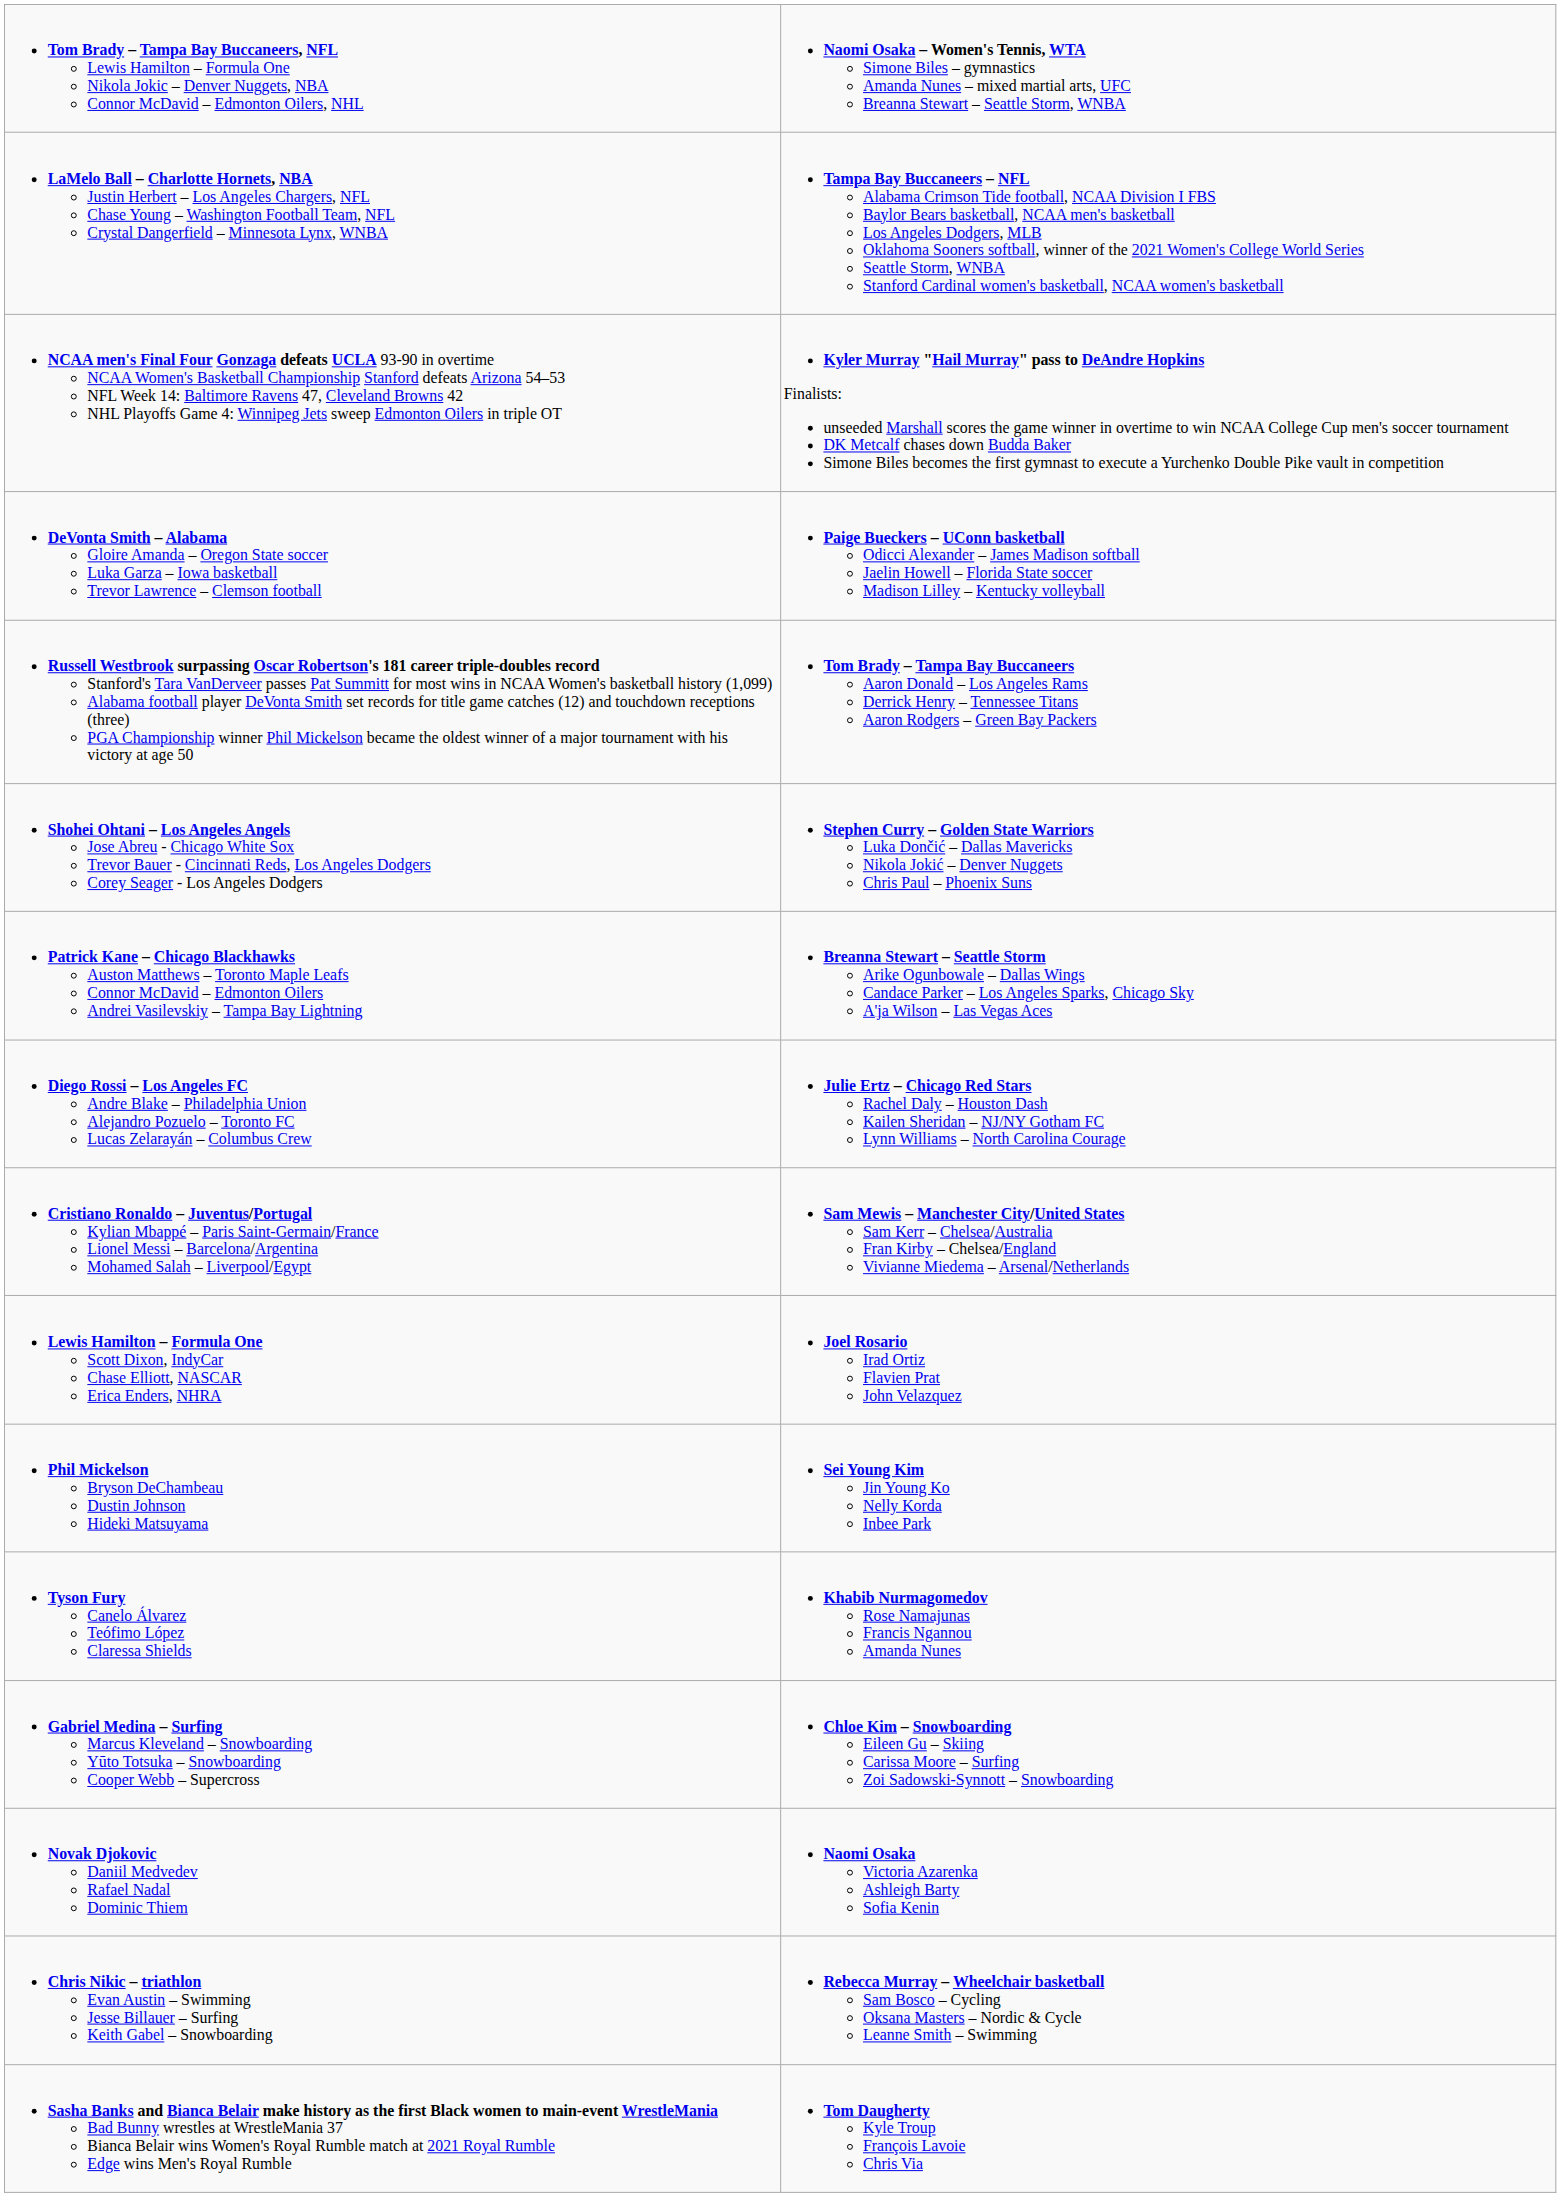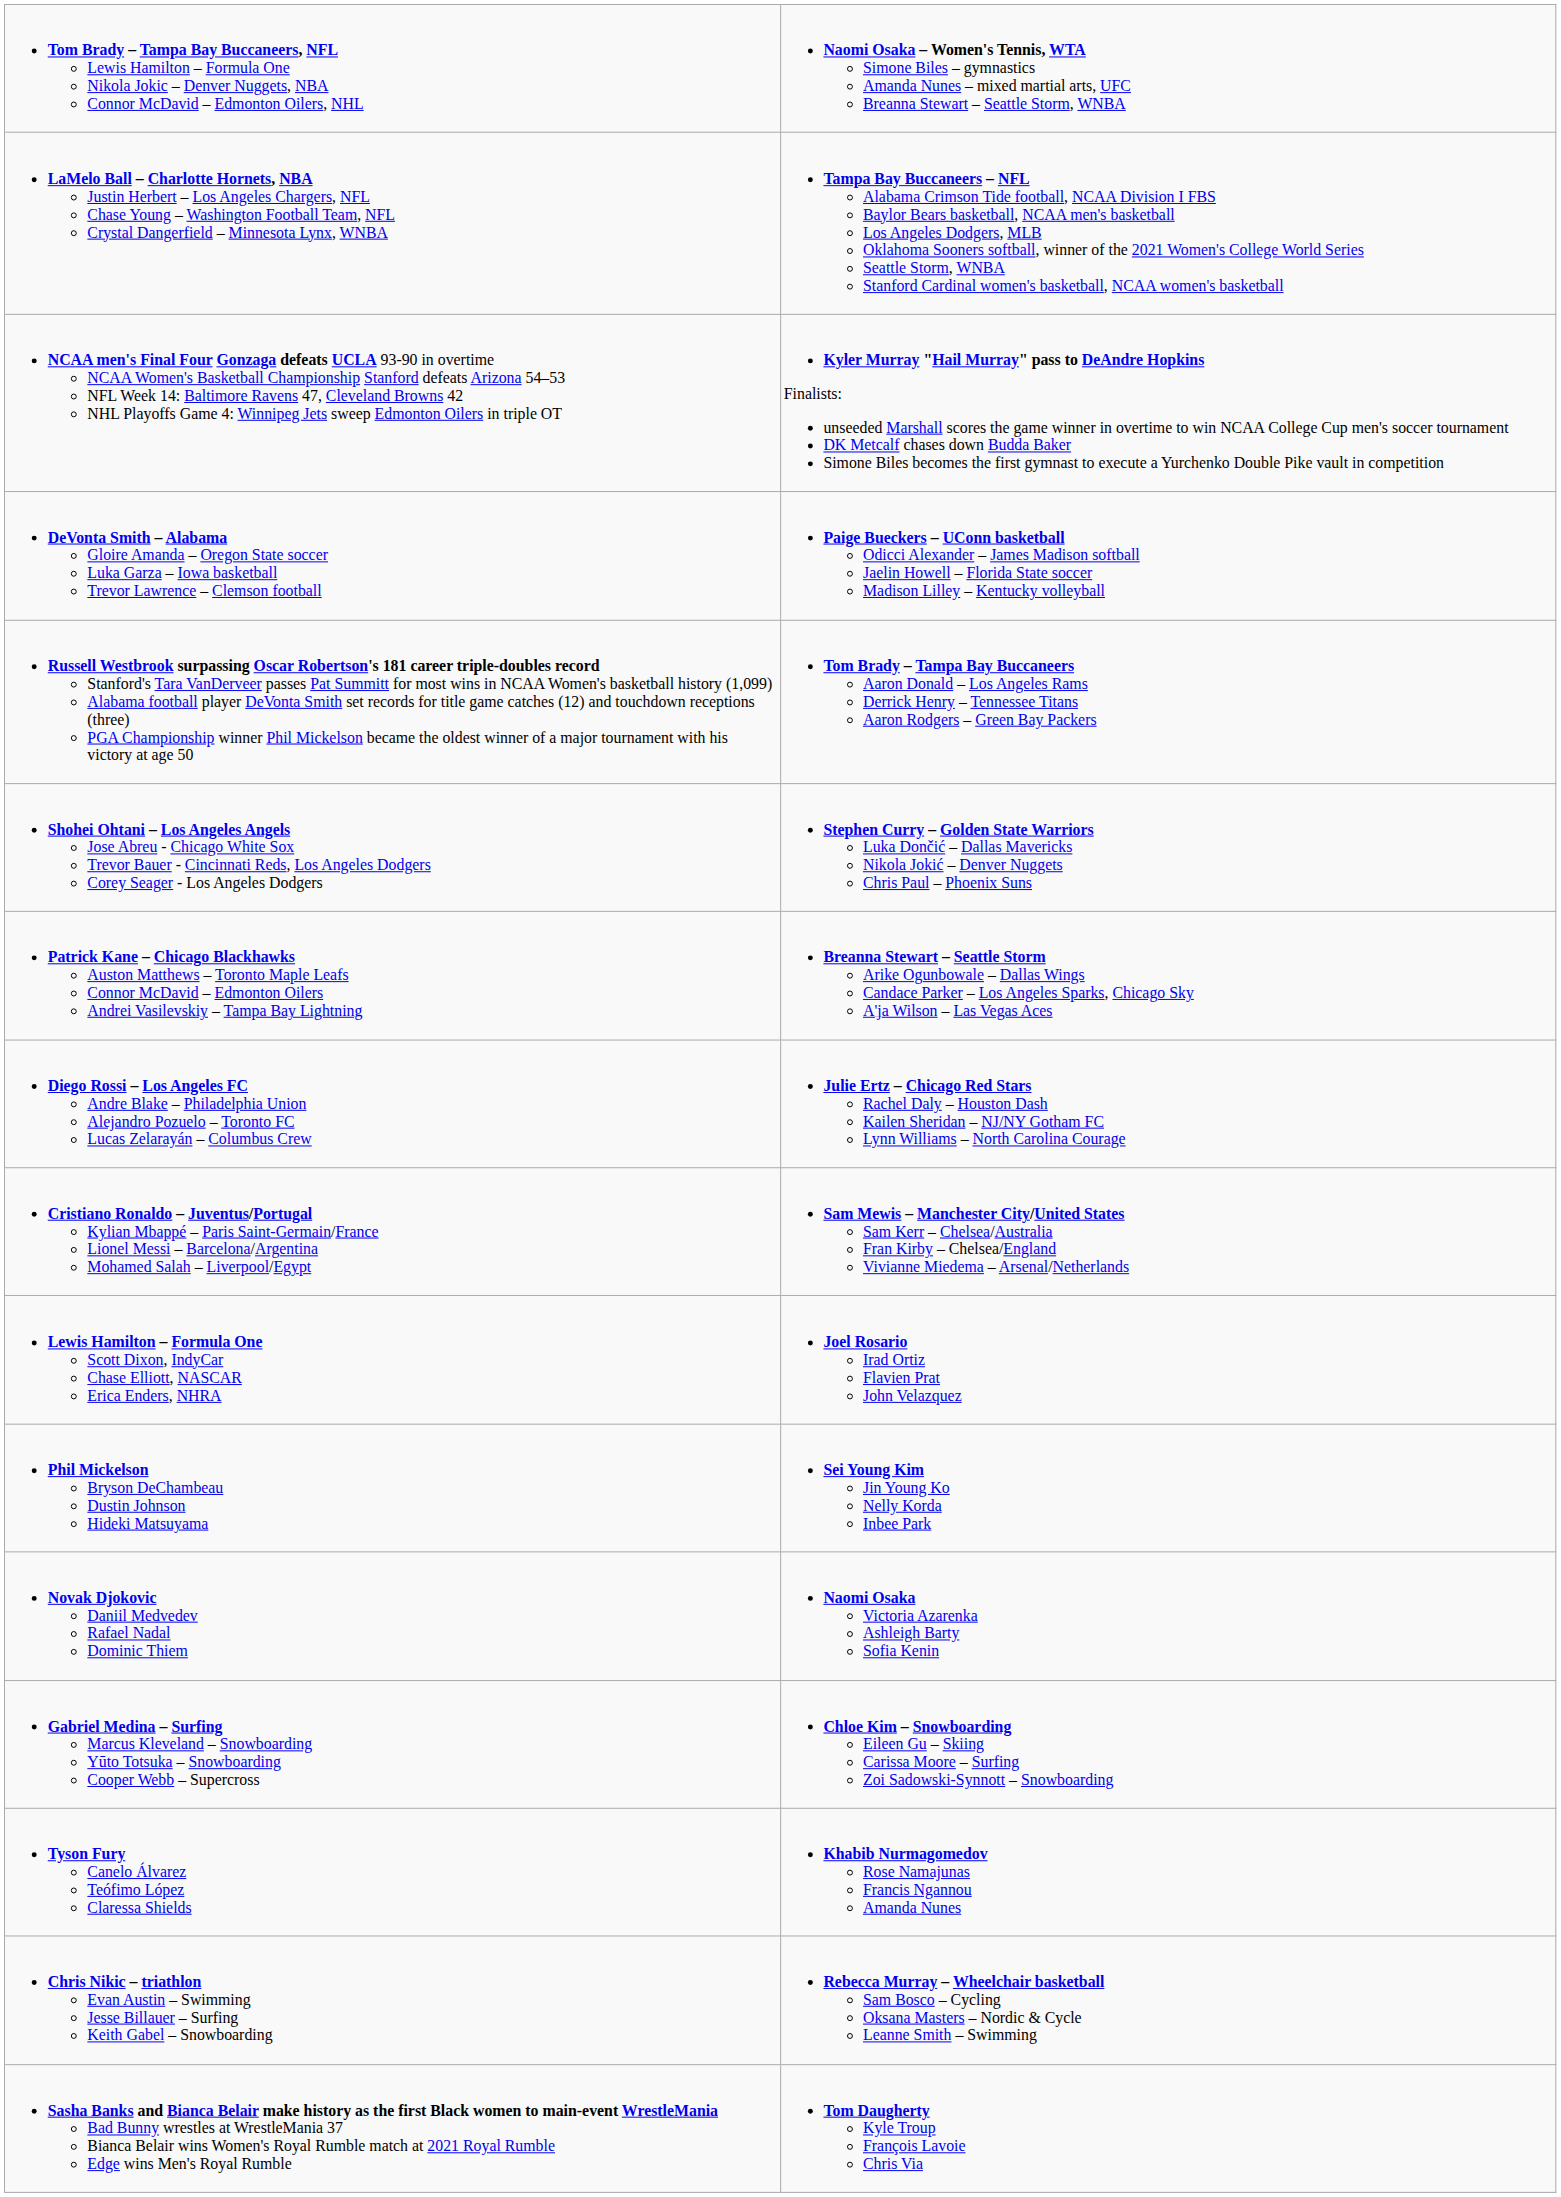rows swapped: (392, 1625) <-> (392, 1881)
